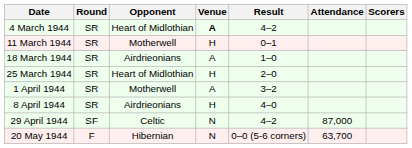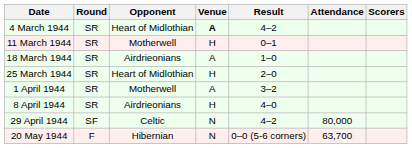(337, 120) 87,000 -> (337, 120) 80,000
